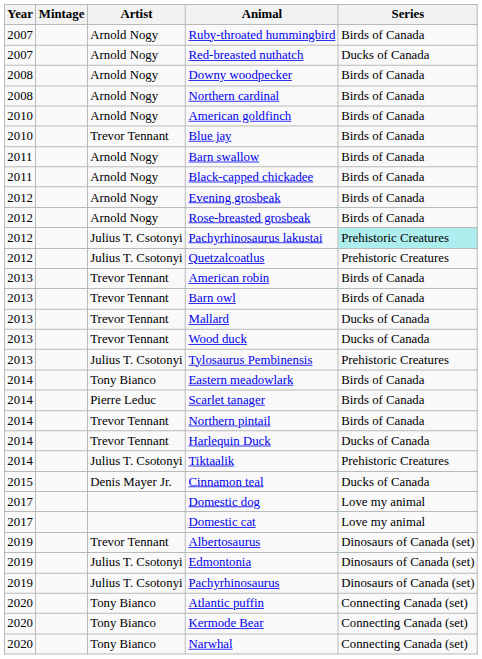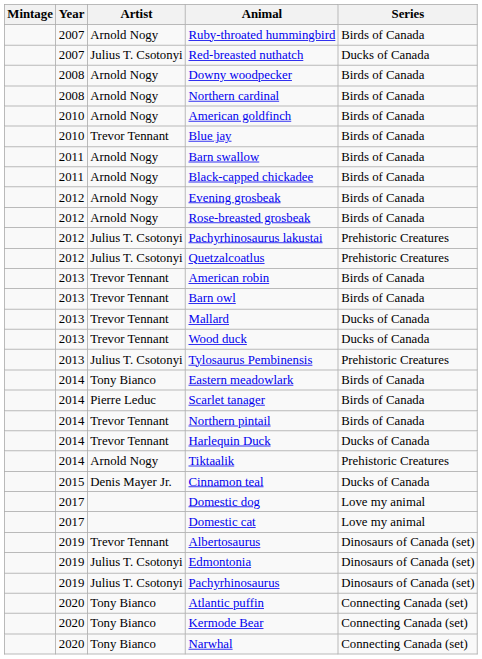columns swapped: (20, 14) <-> (62, 14)
(124, 55) Arnold Nogy -> (136, 55) Julius T. Csotonyi
(395, 237) paleturquoise background -> (395, 237) no background
(136, 461) Julius T. Csotonyi -> (124, 461) Arnold Nogy
